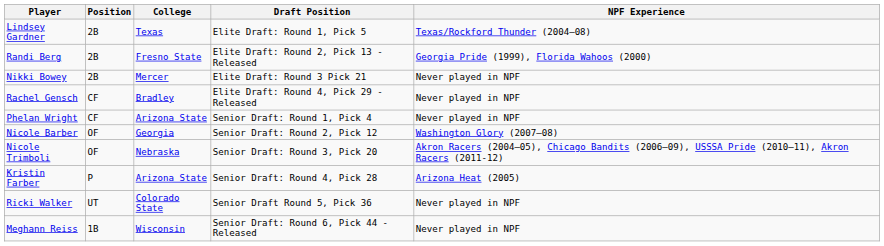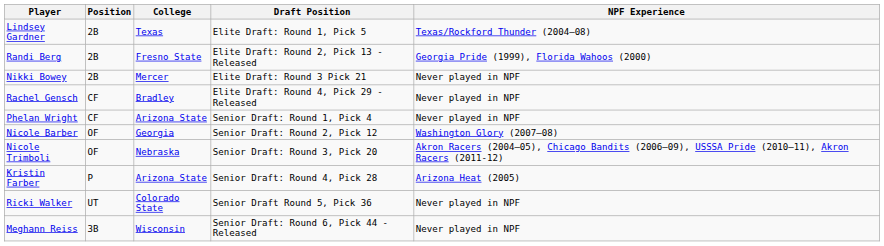(93, 228) 1B -> (93, 228) 3B
